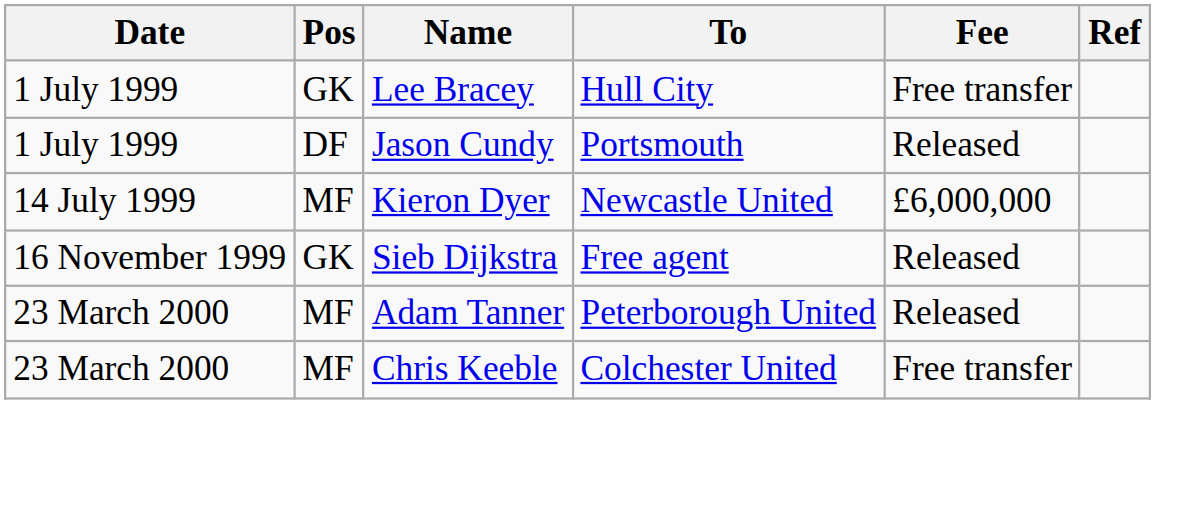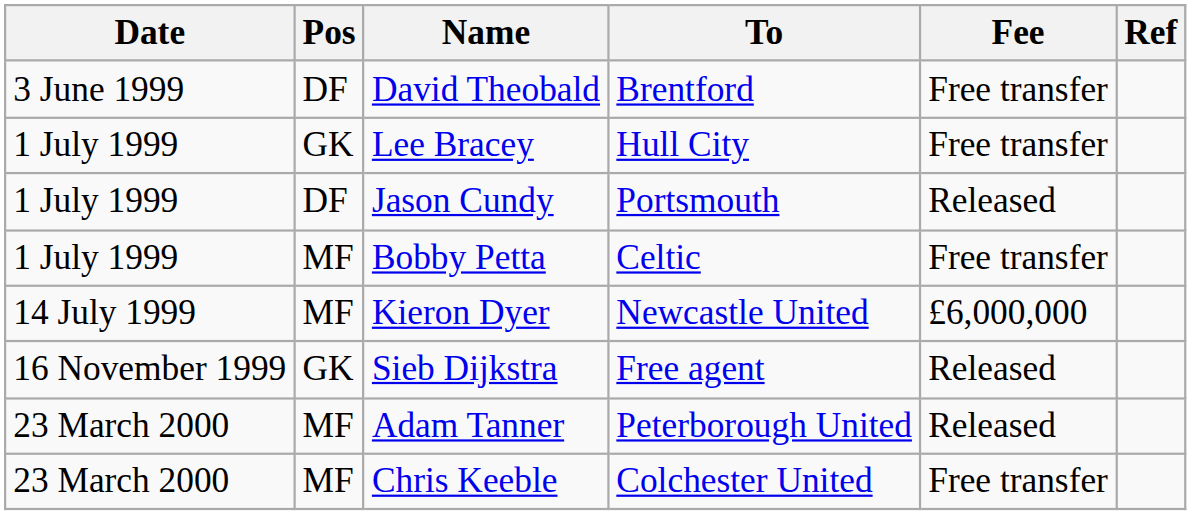+ row: (486, 88)
+ row: (459, 256)
